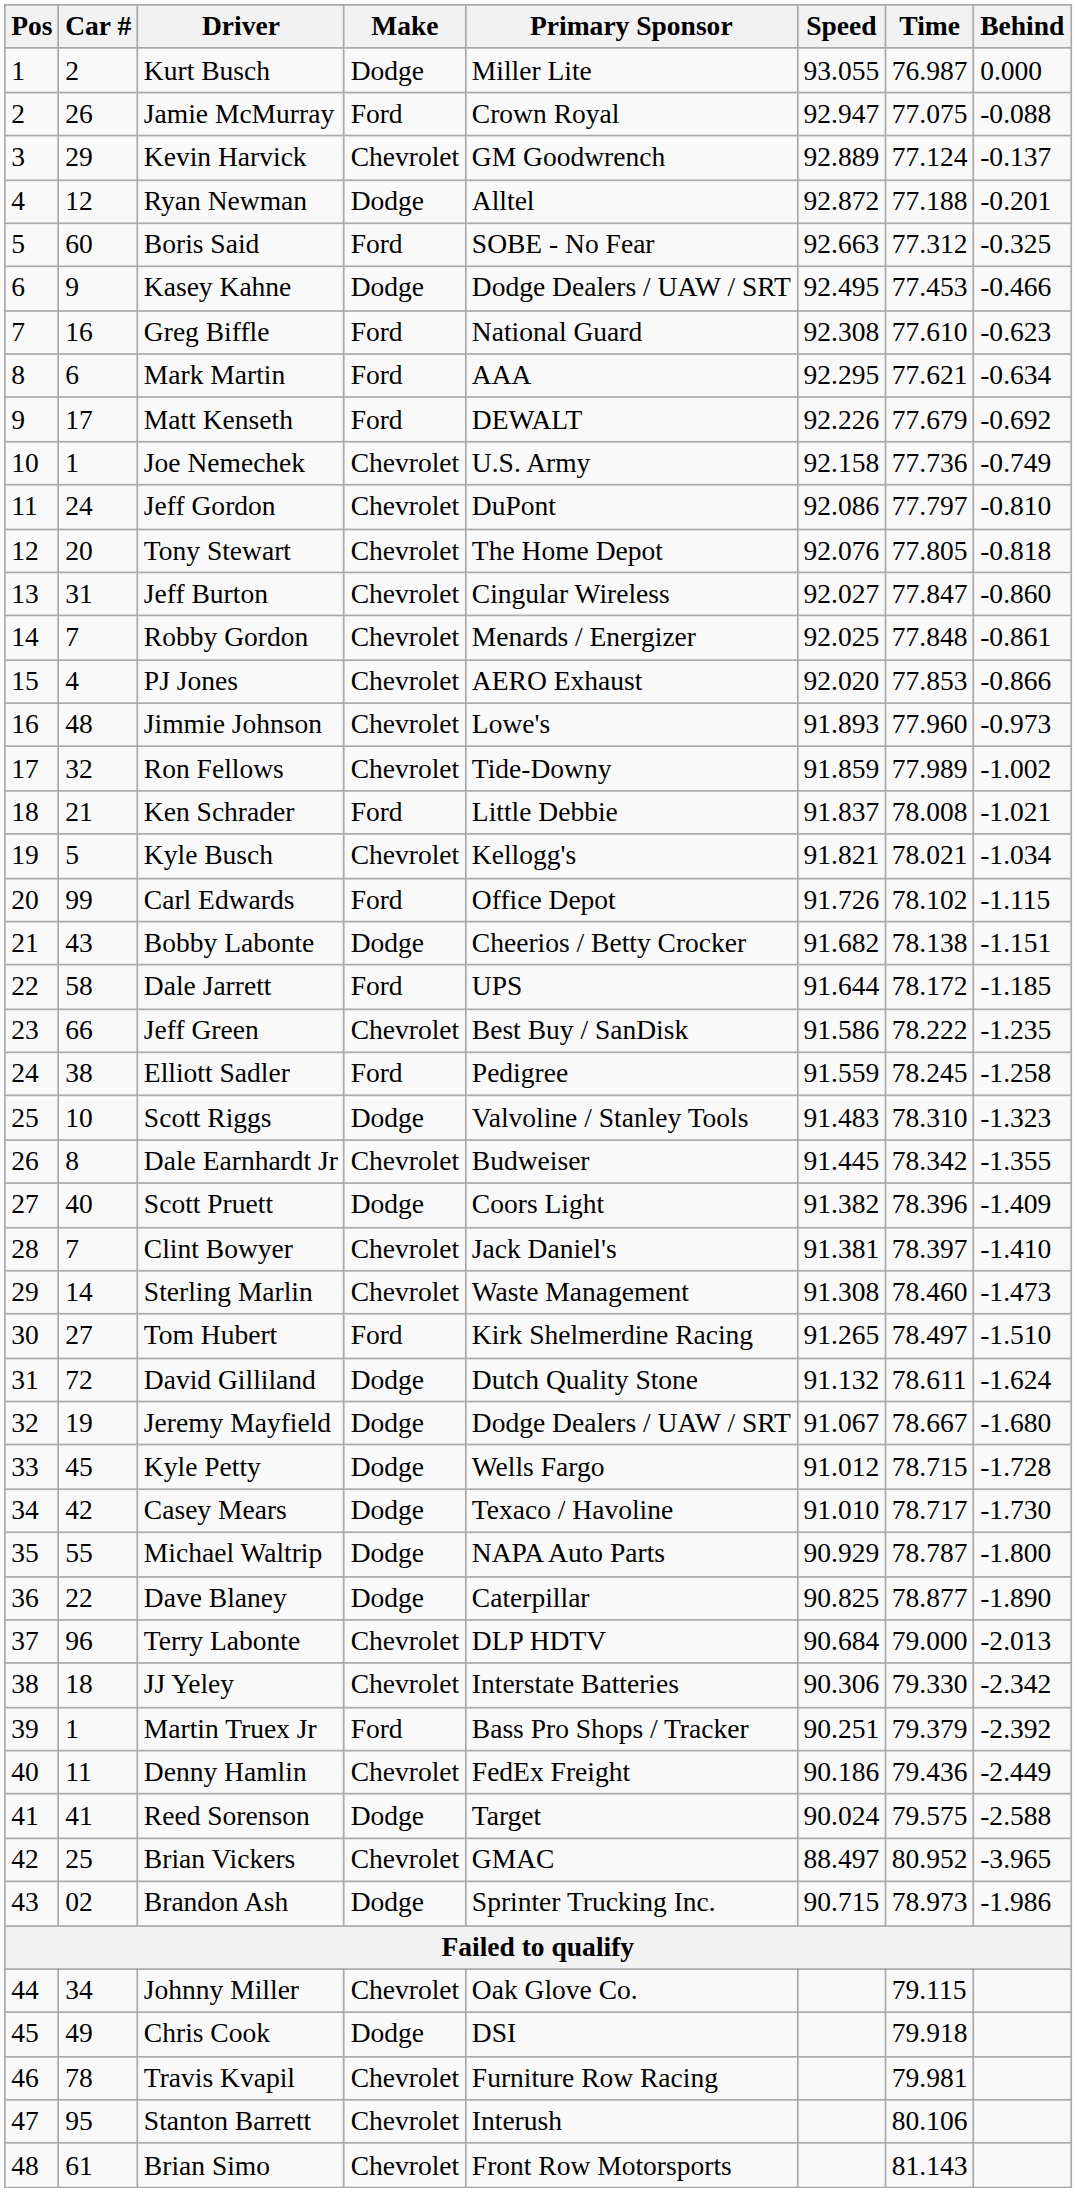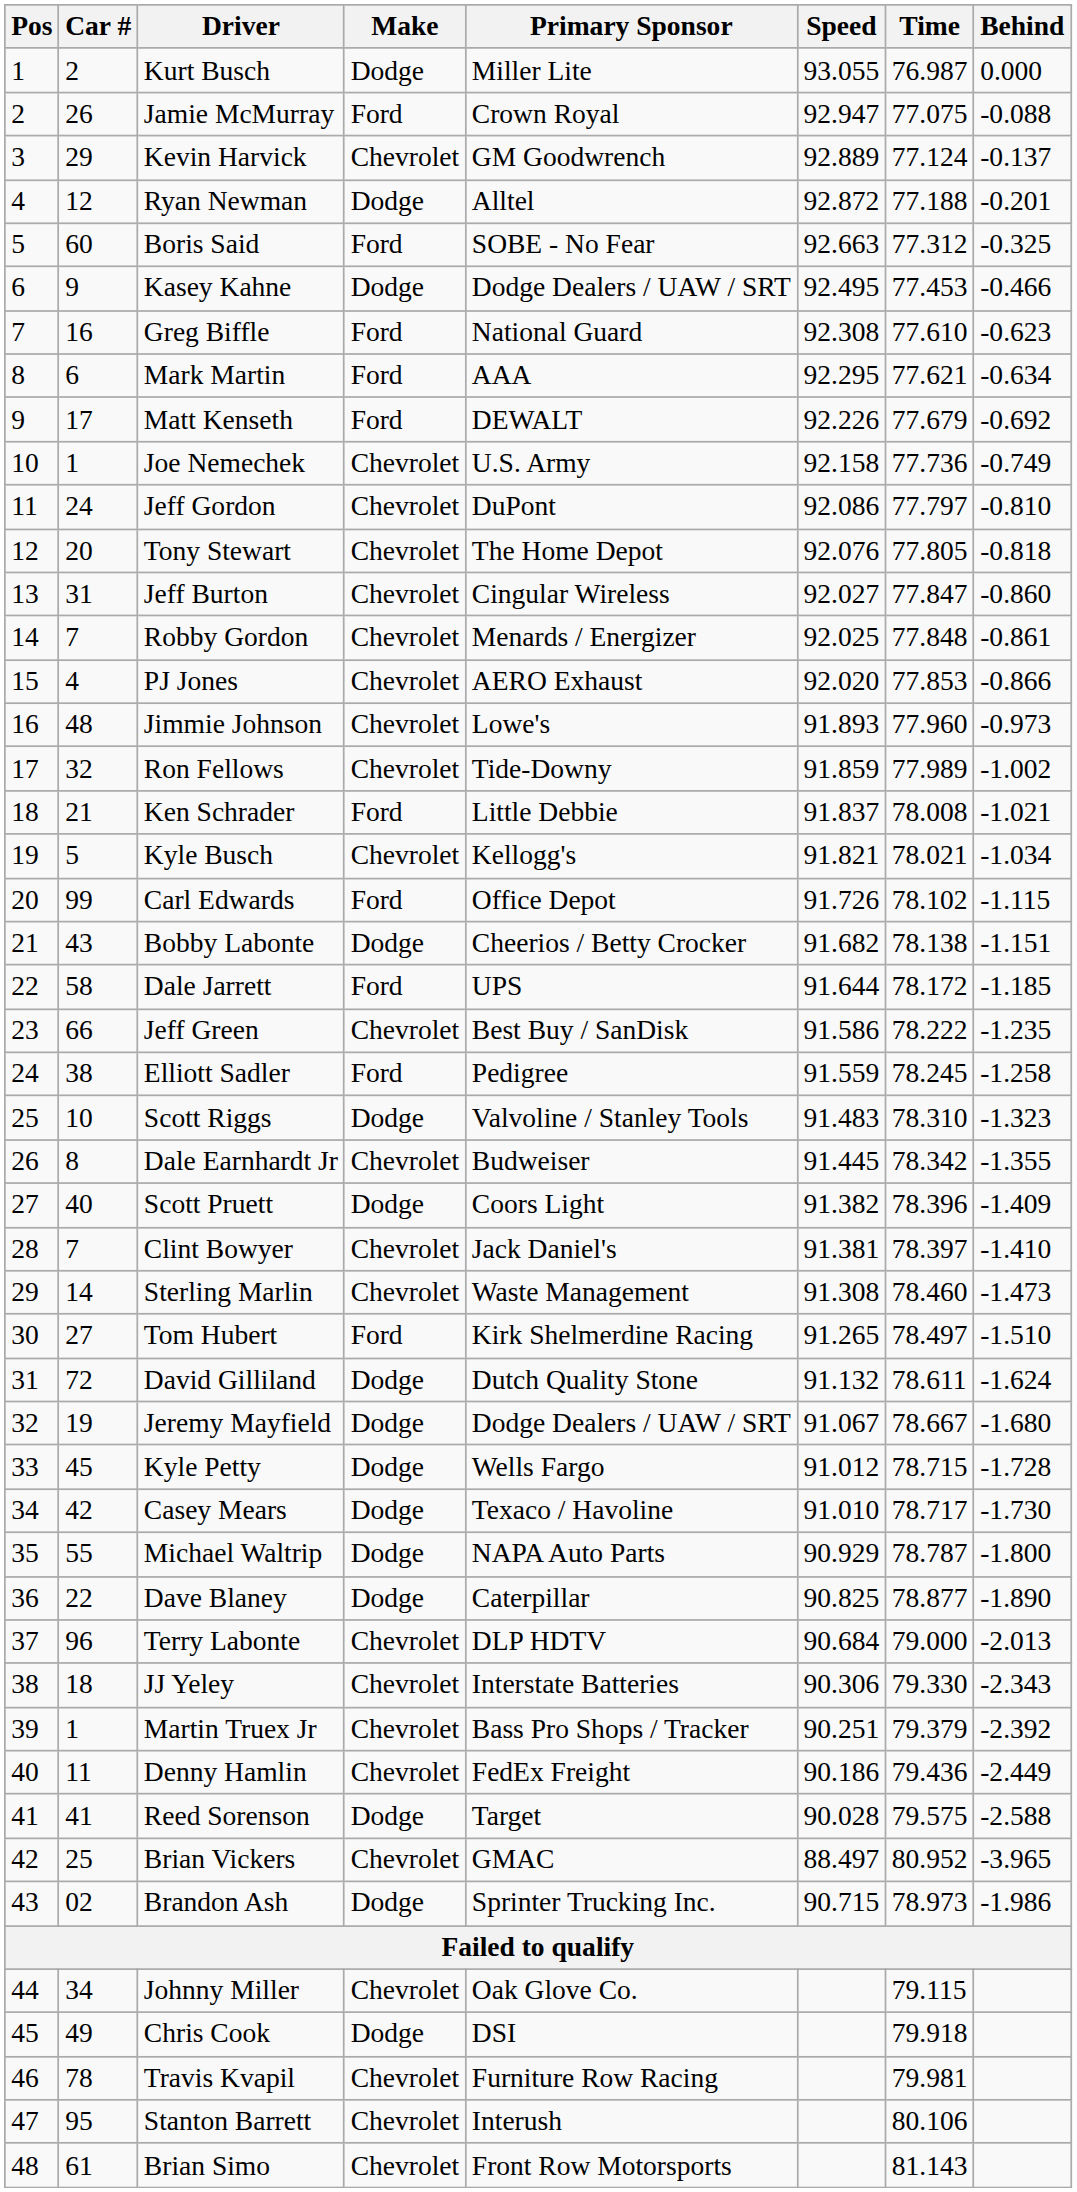(1016, 1684) -2.342 -> (1016, 1684) -2.343
(377, 1728) Ford -> (405, 1728) Chevrolet
(841, 1815) 90.024 -> (841, 1815) 90.028
